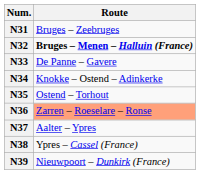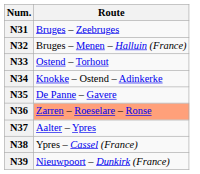(115, 45) bold -> (111, 45) normal
(76, 62) De Panne – Gavere -> (72, 62) Ostend – Torhout
(72, 95) Ostend – Torhout -> (76, 95) De Panne – Gavere
